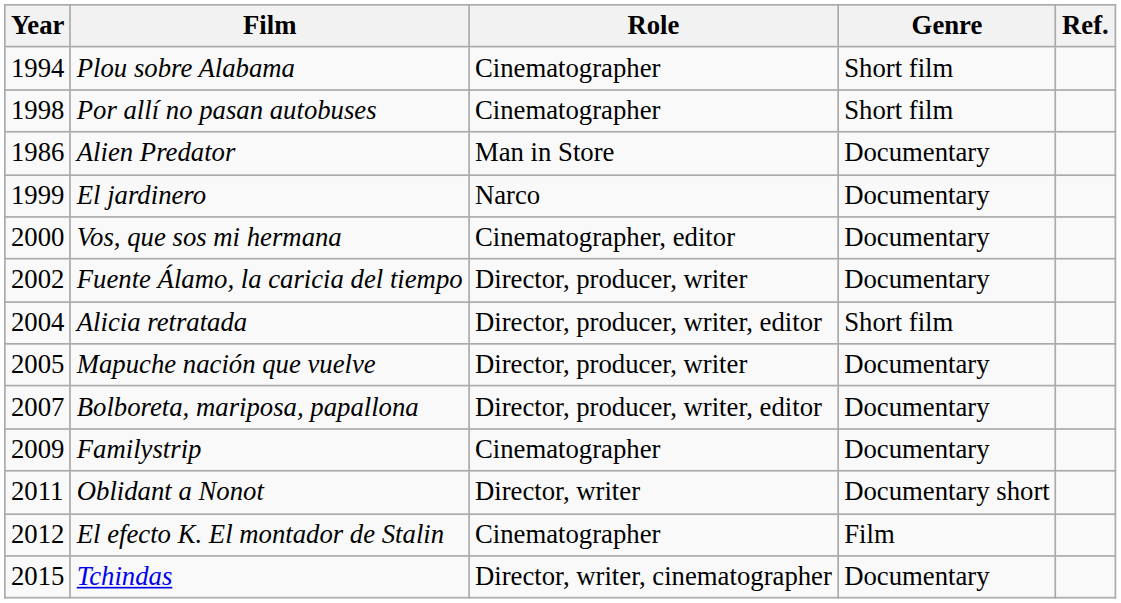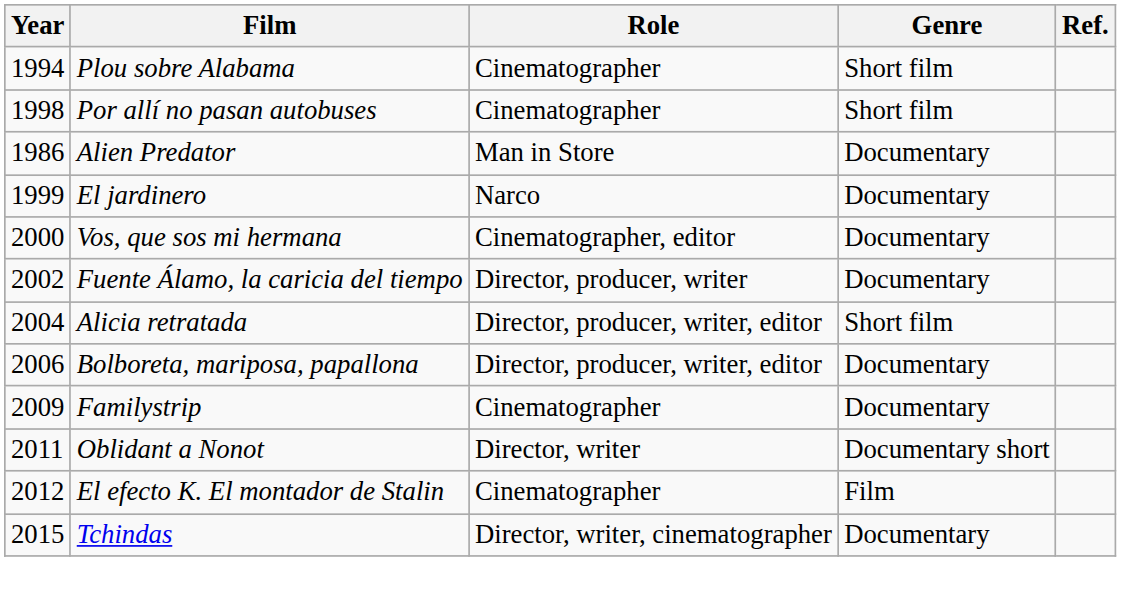- row: (226, 364)
(38, 407) 2007 -> (38, 364) 2006
